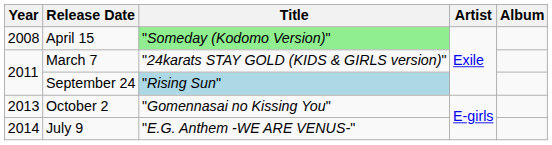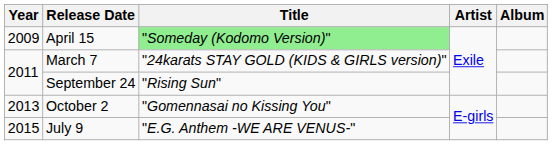(24, 38) 2008 -> (24, 38) 2009
(181, 83) lightblue background -> (181, 83) no background
(24, 128) 2014 -> (24, 128) 2015
